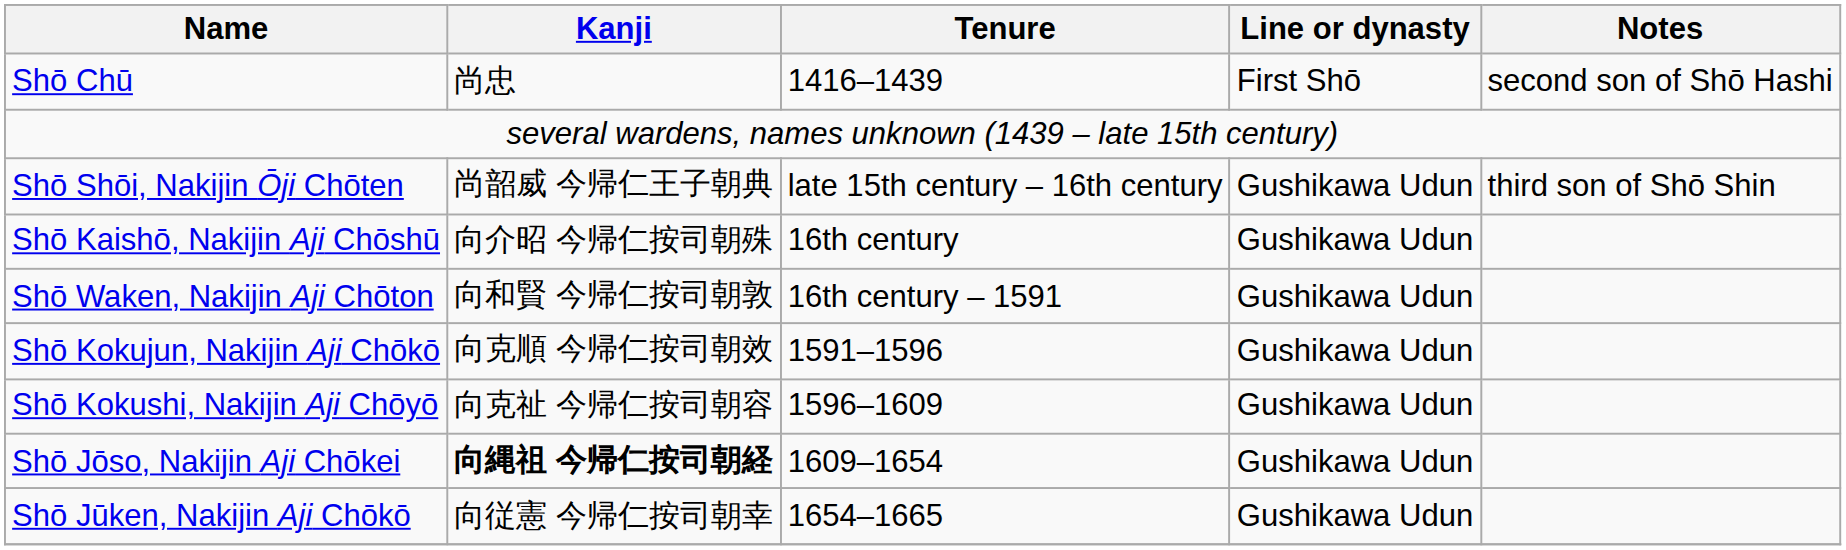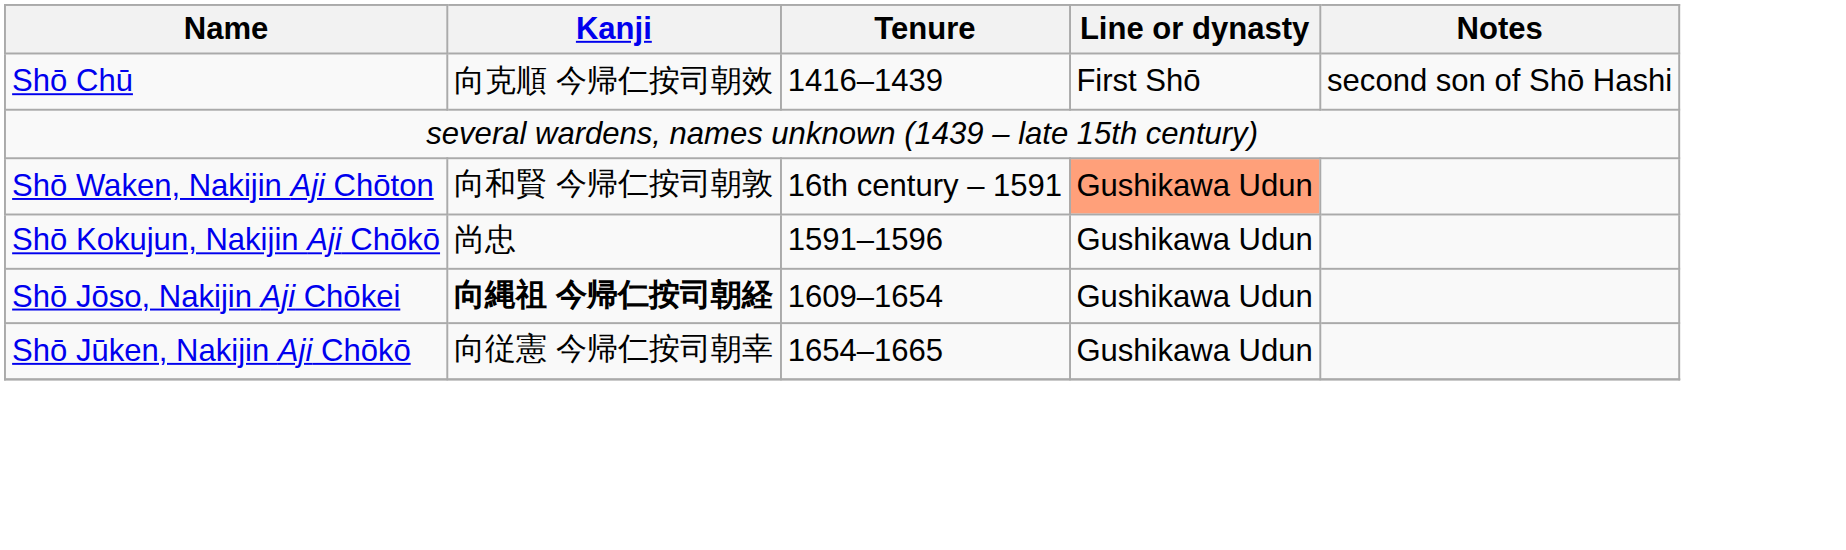(485, 80) 尚忠 -> (614, 80) 向克順 今帰仁按司朝效
- row: (208, 185)
- row: (226, 240)
(1355, 295) no background -> (1195, 185) lightsalmon background
(614, 349) 向克順 今帰仁按司朝效 -> (485, 239) 尚忠
- row: (225, 405)
